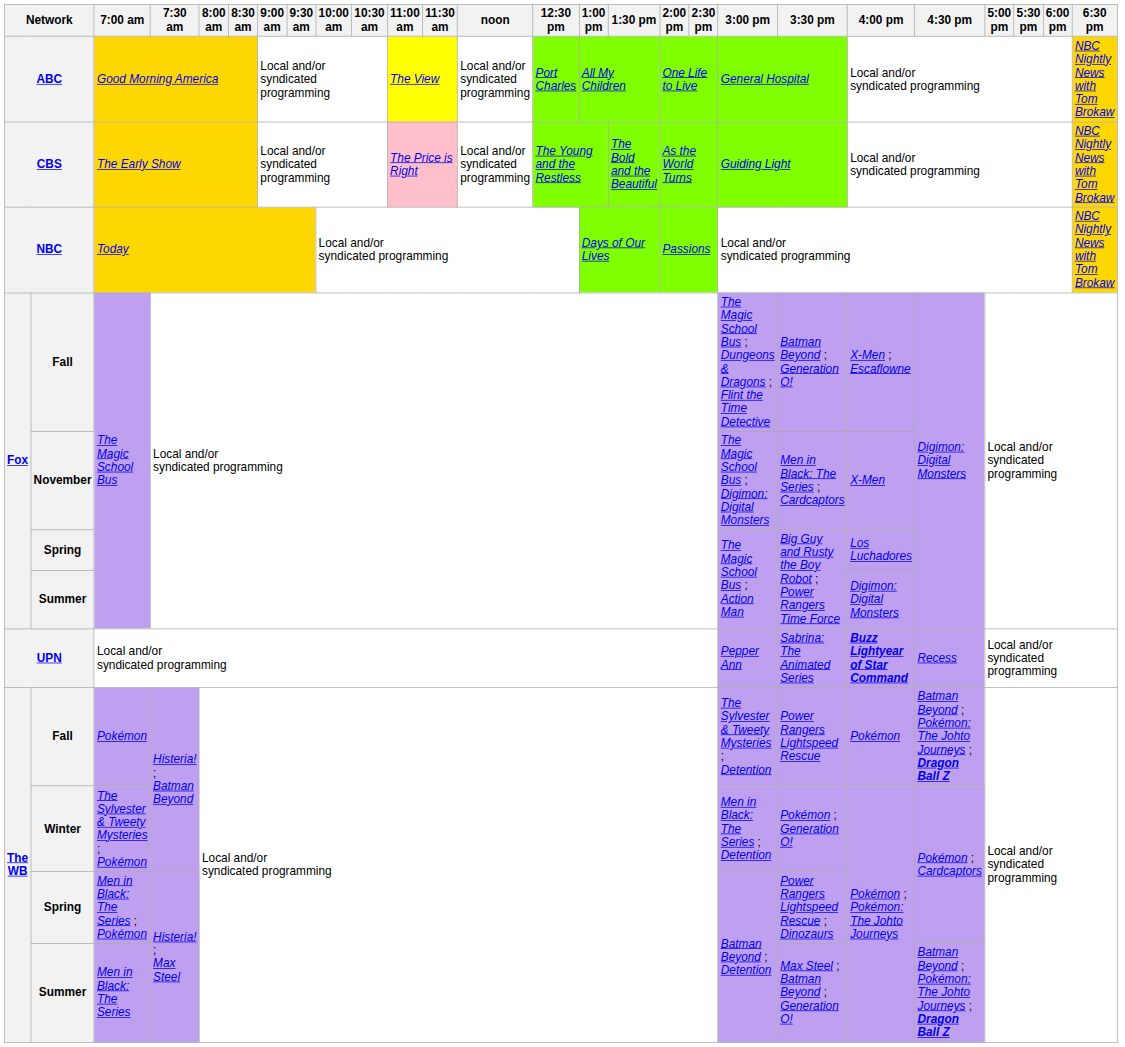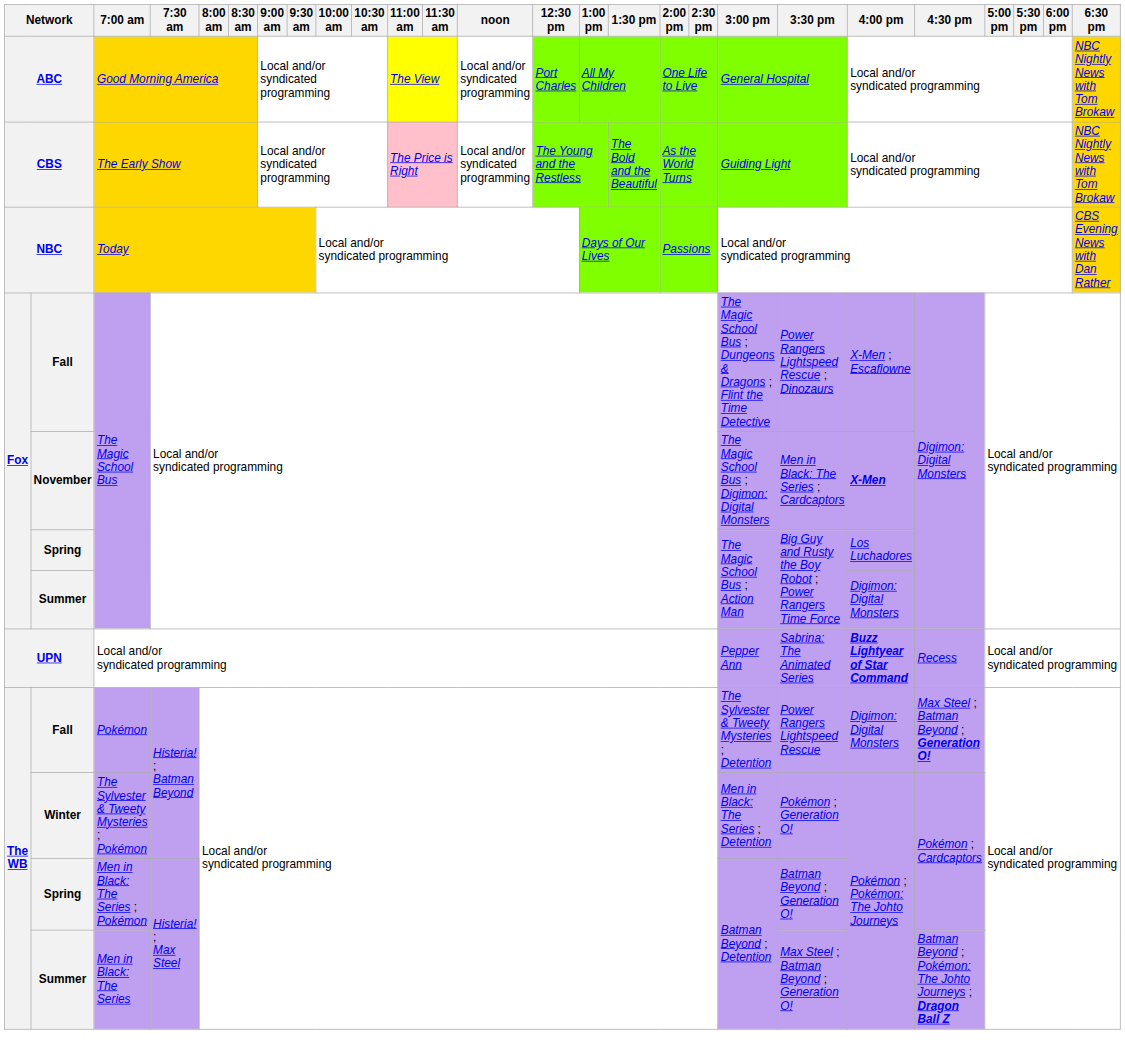(1095, 250) NBC Nightly News with Tom Brokaw -> (1096, 250) CBS Evening News with Dan Rather
(809, 362) Batman Beyond ; Generation O! -> (809, 362) Power Rangers Lightspeed Rescue ; Dinozaurs
(868, 480) normal -> (868, 480) bold
(875, 736) Pokémon -> (875, 730) Digimon: Digital Monsters
(945, 736) Batman Beyond ; Pokémon: The Johto Journeys ; Dragon Ball Z -> (949, 730) Max Steel ; Batman Beyond ; Generation O!
(809, 907) Power Rangers Lightspeed Rescue ; Dinozaurs -> (809, 894) Batman Beyond ; Generation O!
